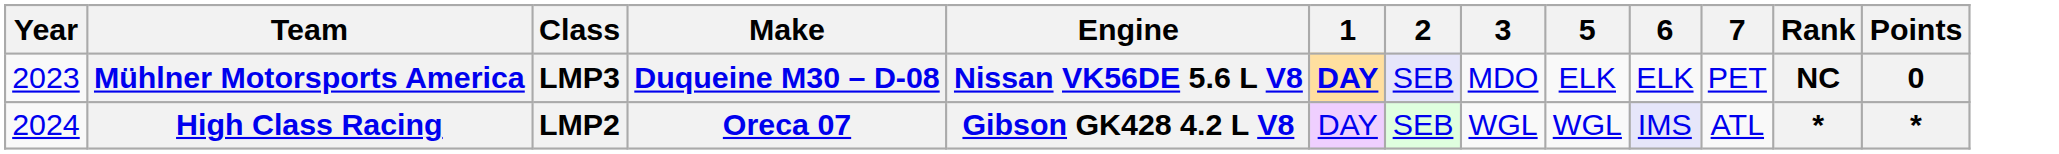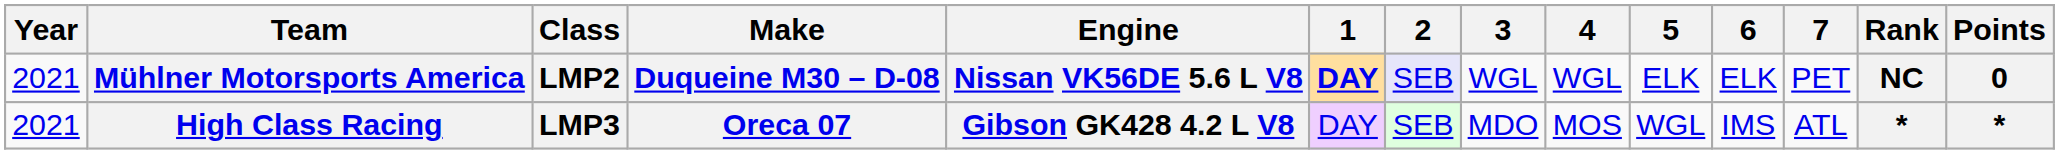+ column: (1587, 29)
(46, 77) 2023 -> (46, 77) 2021
(580, 77) LMP3 -> (580, 77) LMP2
(1503, 77) MDO -> (1503, 77) WGL
(46, 125) 2024 -> (46, 125) 2021
(580, 125) LMP2 -> (580, 125) LMP3
(1503, 125) WGL -> (1503, 125) MDO
(1665, 125) lavender background -> (1748, 125) no background
